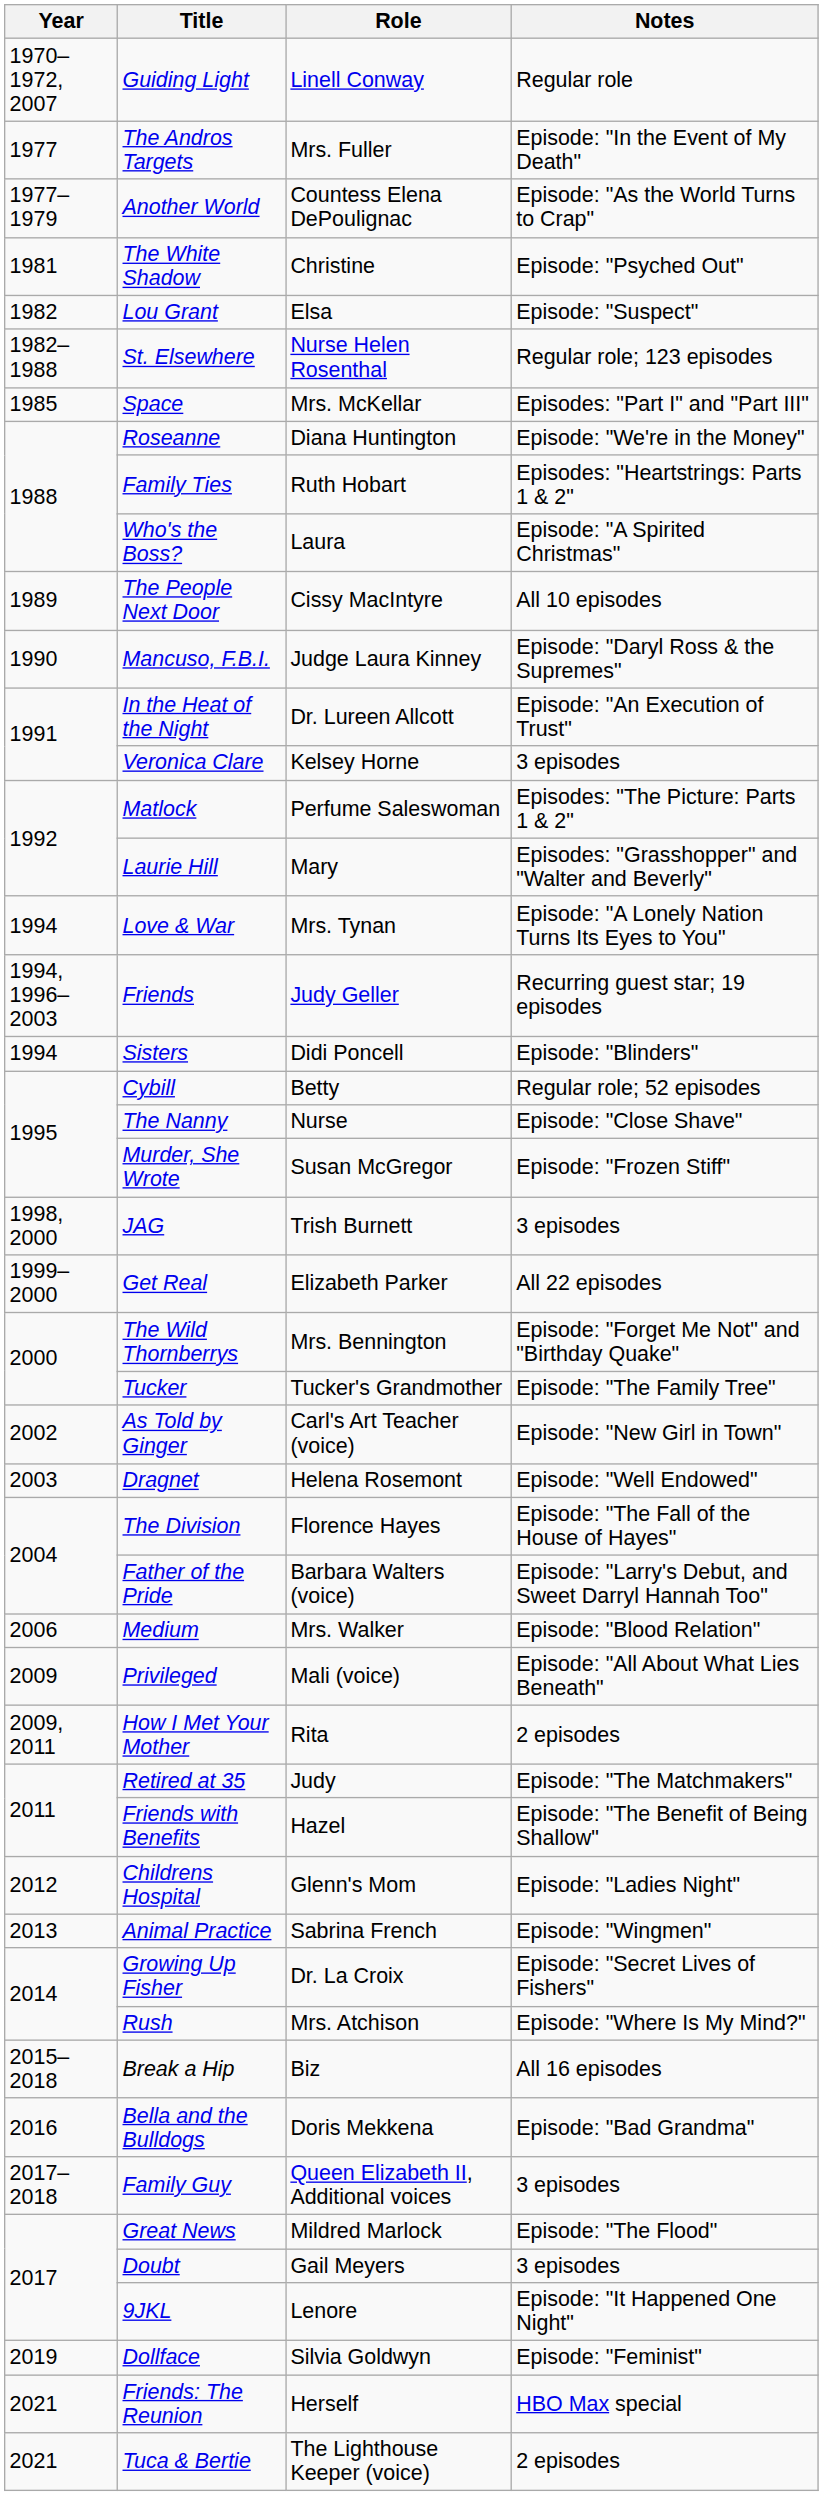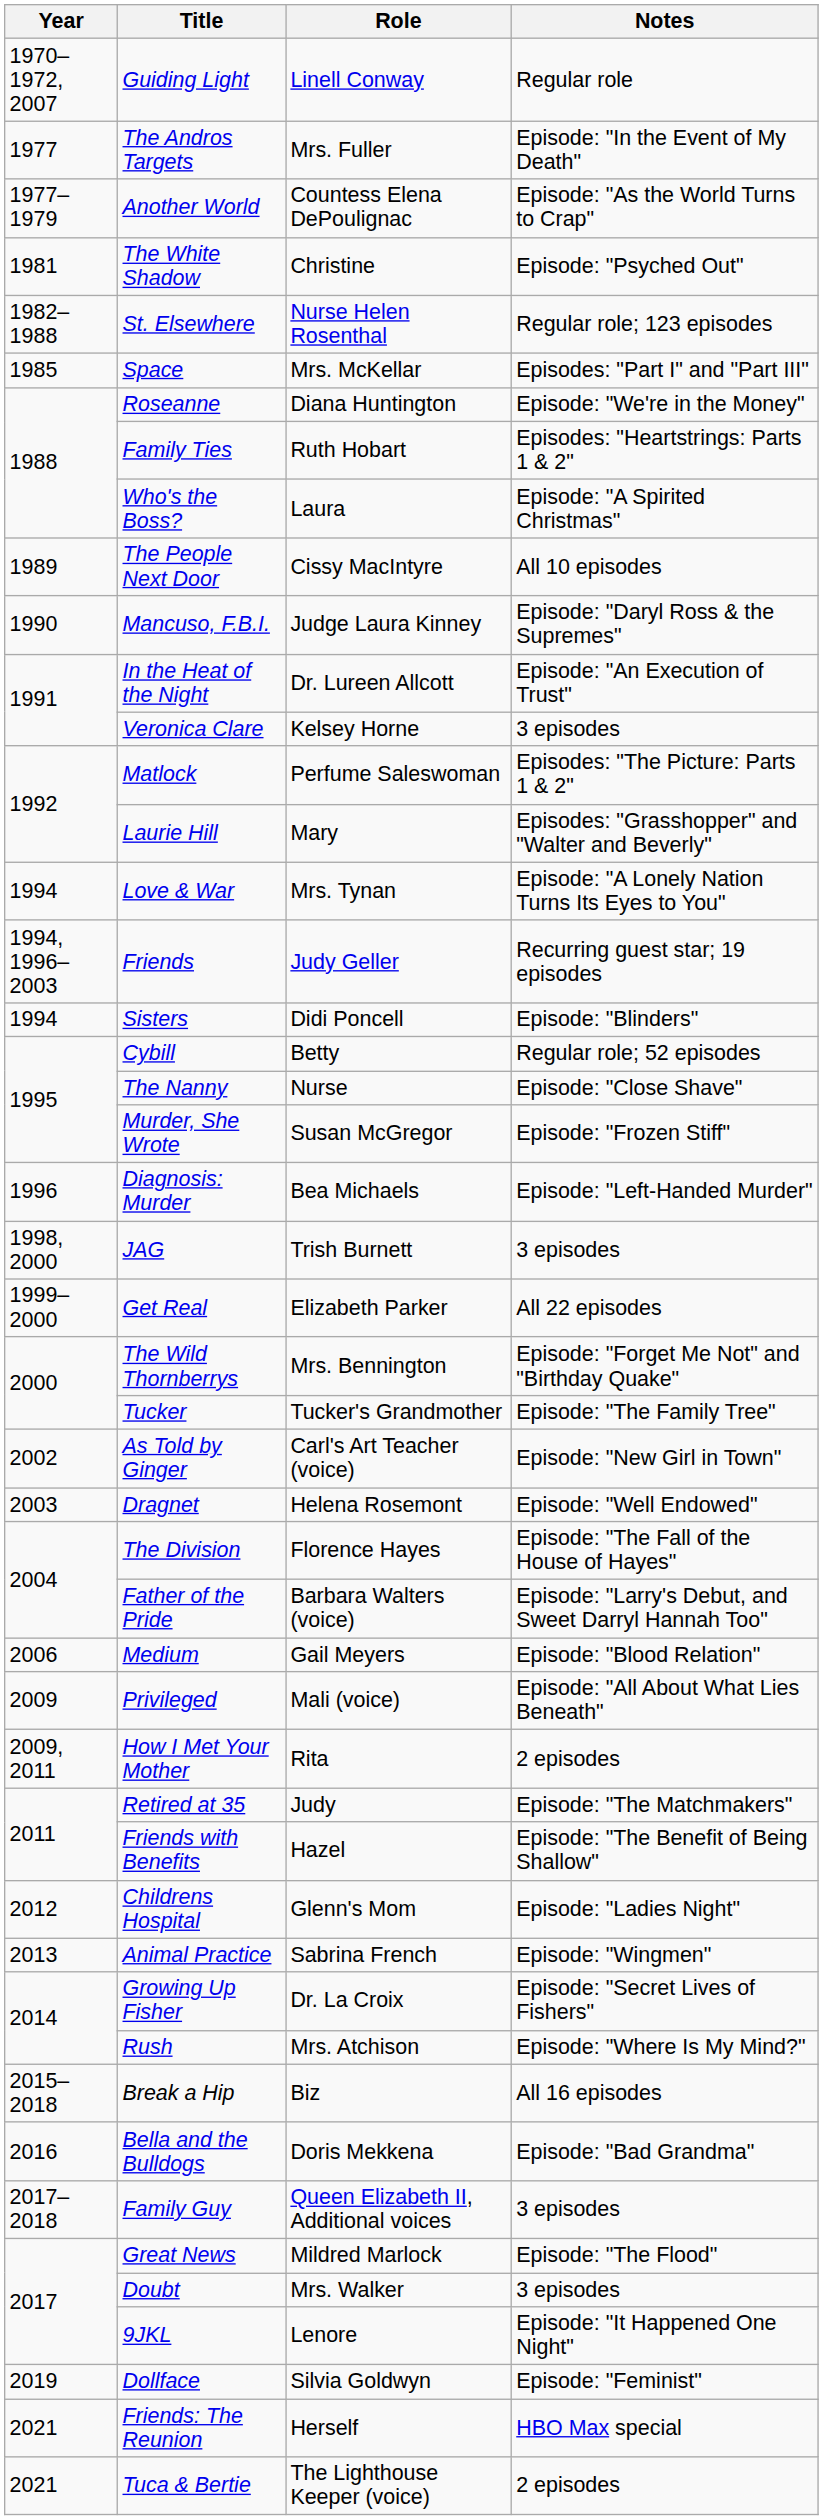- row: (170, 312)
+ row: (173, 1191)
(347, 1630) Mrs. Walker -> (348, 1654) Gail Meyers
(348, 2265) Gail Meyers -> (347, 2289) Mrs. Walker
